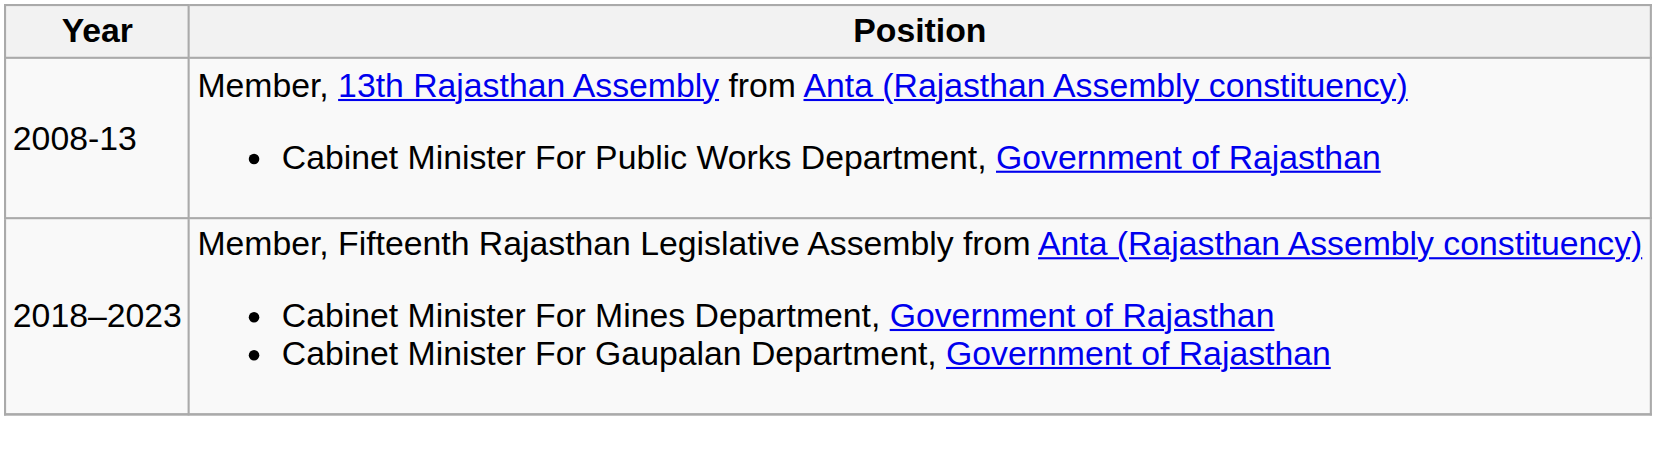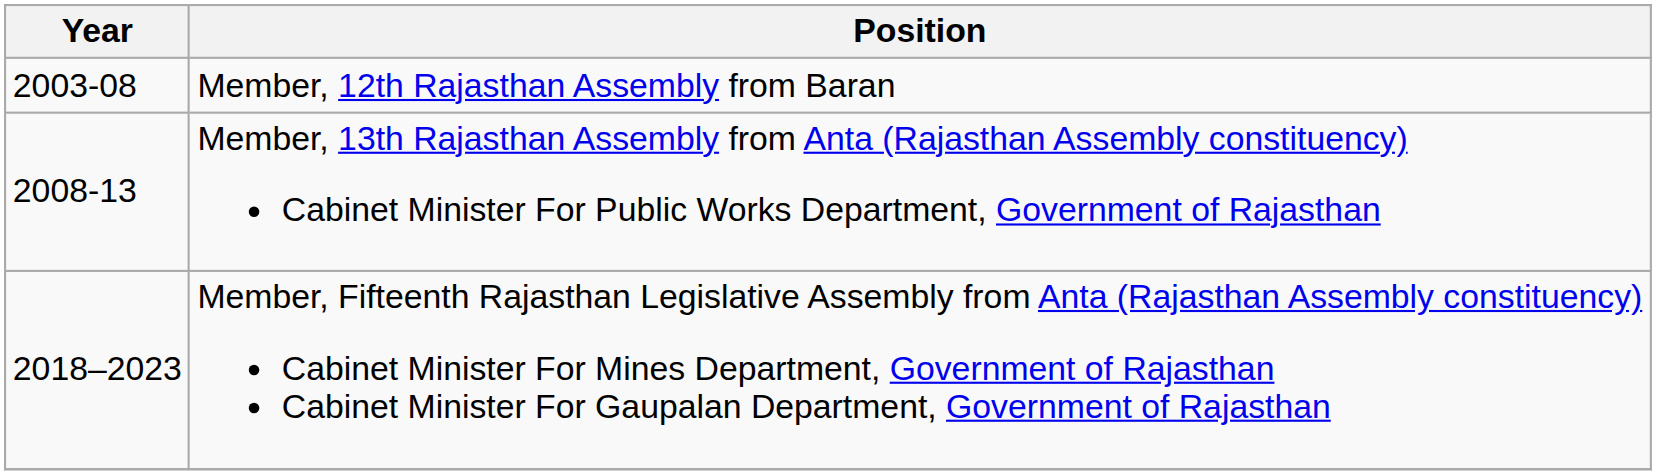+ row: (546, 84)
